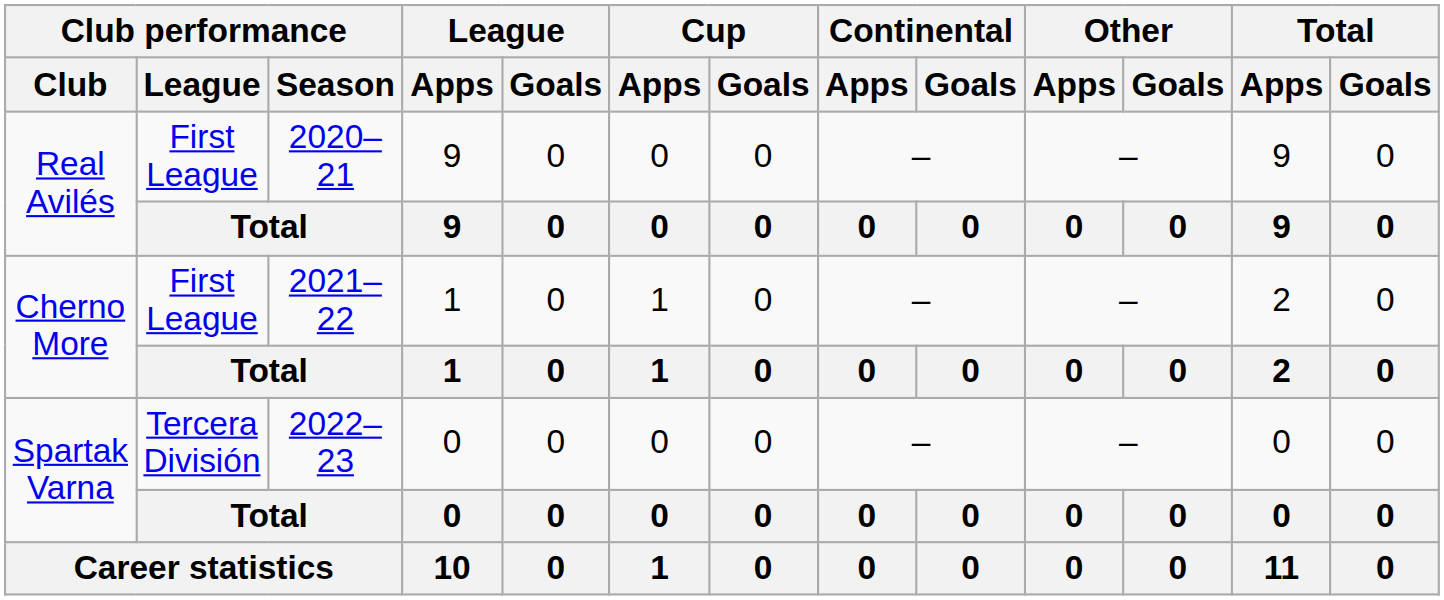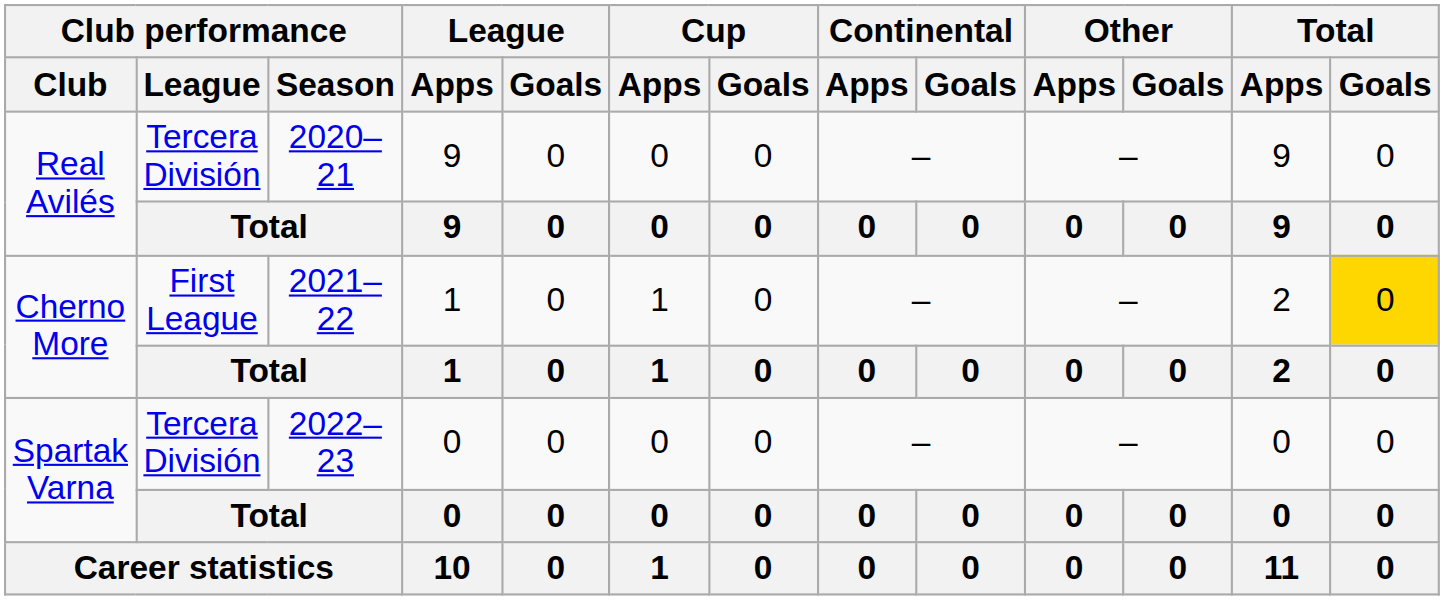(202, 155) First League -> (202, 155) Tercera División
(1385, 299) no background -> (1385, 299) gold background
